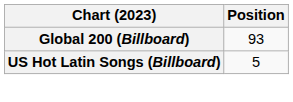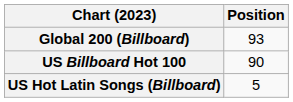+ row: (114, 62)
